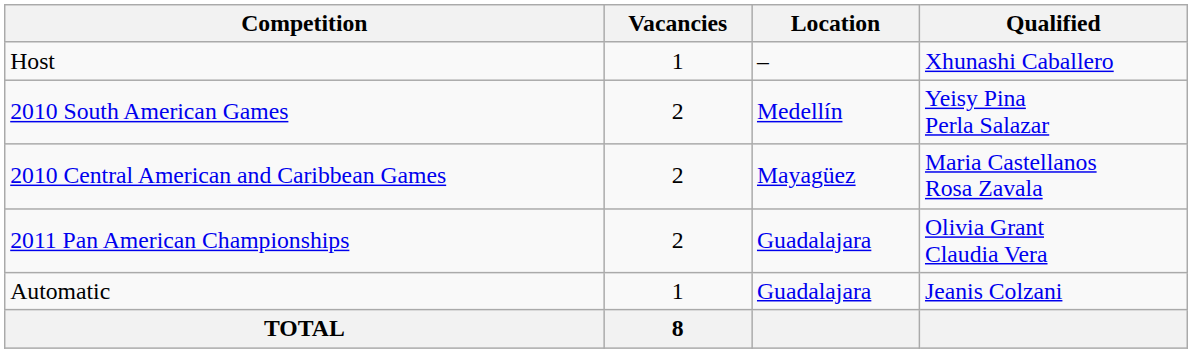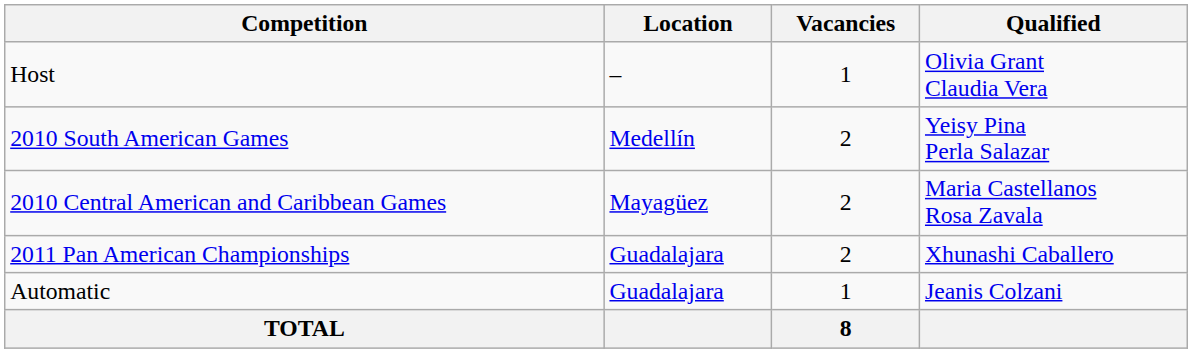columns swapped: (836, 23) <-> (678, 23)
(1019, 60) Xhunashi Caballero -> (986, 74) Olivia Grant Claudia Vera
(986, 240) Olivia Grant Claudia Vera -> (1019, 253) Xhunashi Caballero
